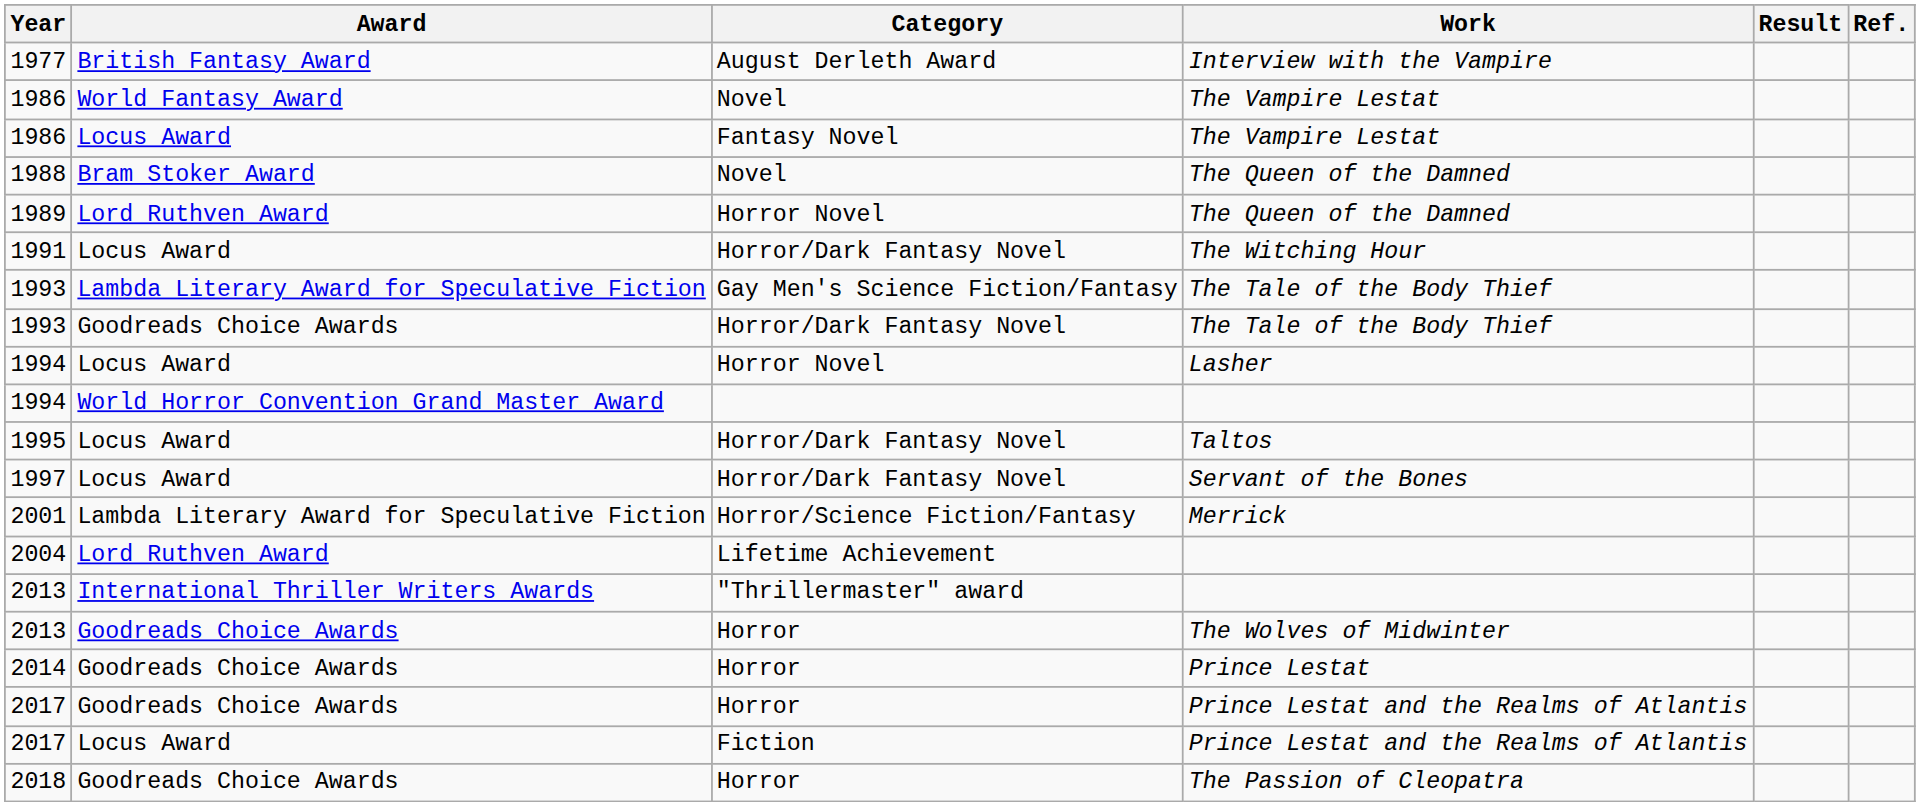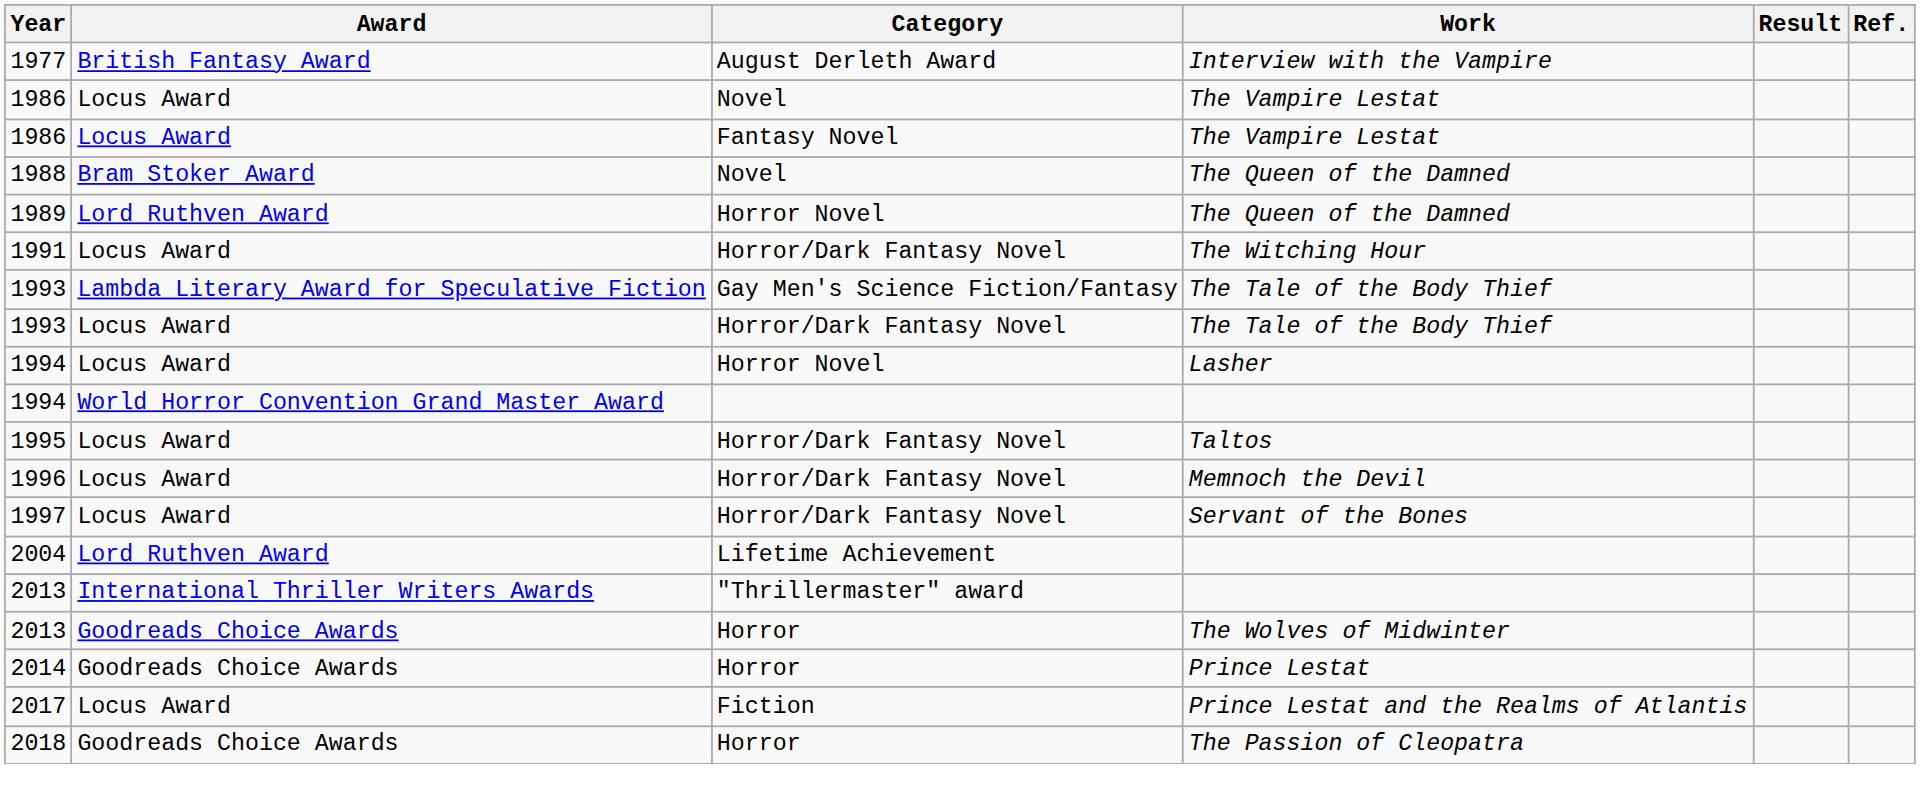(210, 100) World Fantasy Award -> (154, 100) Locus Award
(238, 327) Goodreads Choice Awards -> (154, 327) Locus Award
+ row: (38, 479)
- row: (38, 517)
- row: (38, 707)
